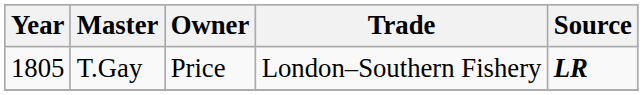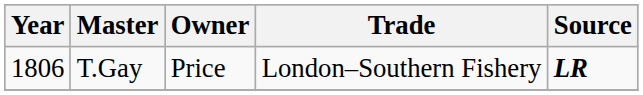(38, 68) 1805 -> (38, 68) 1806
